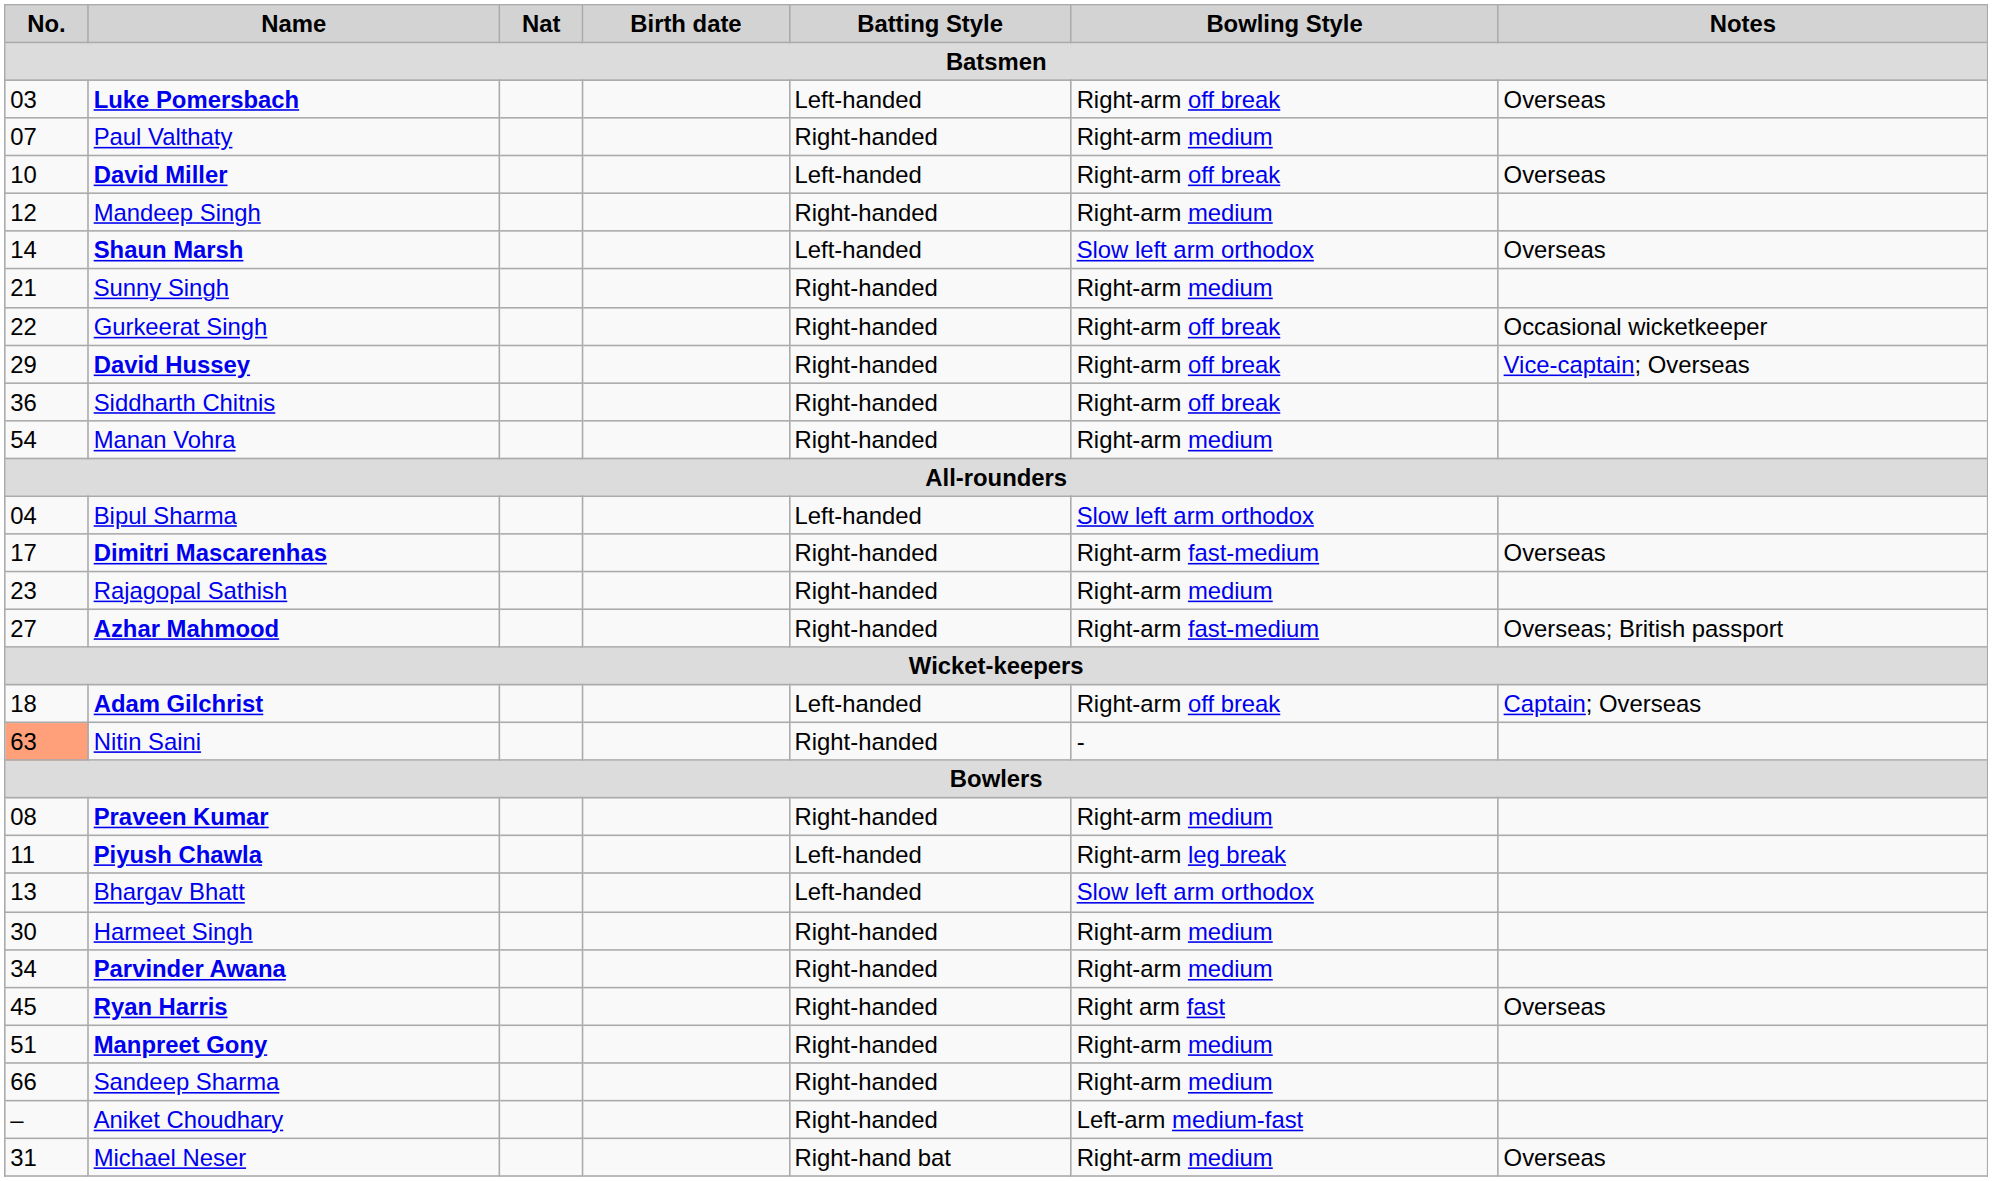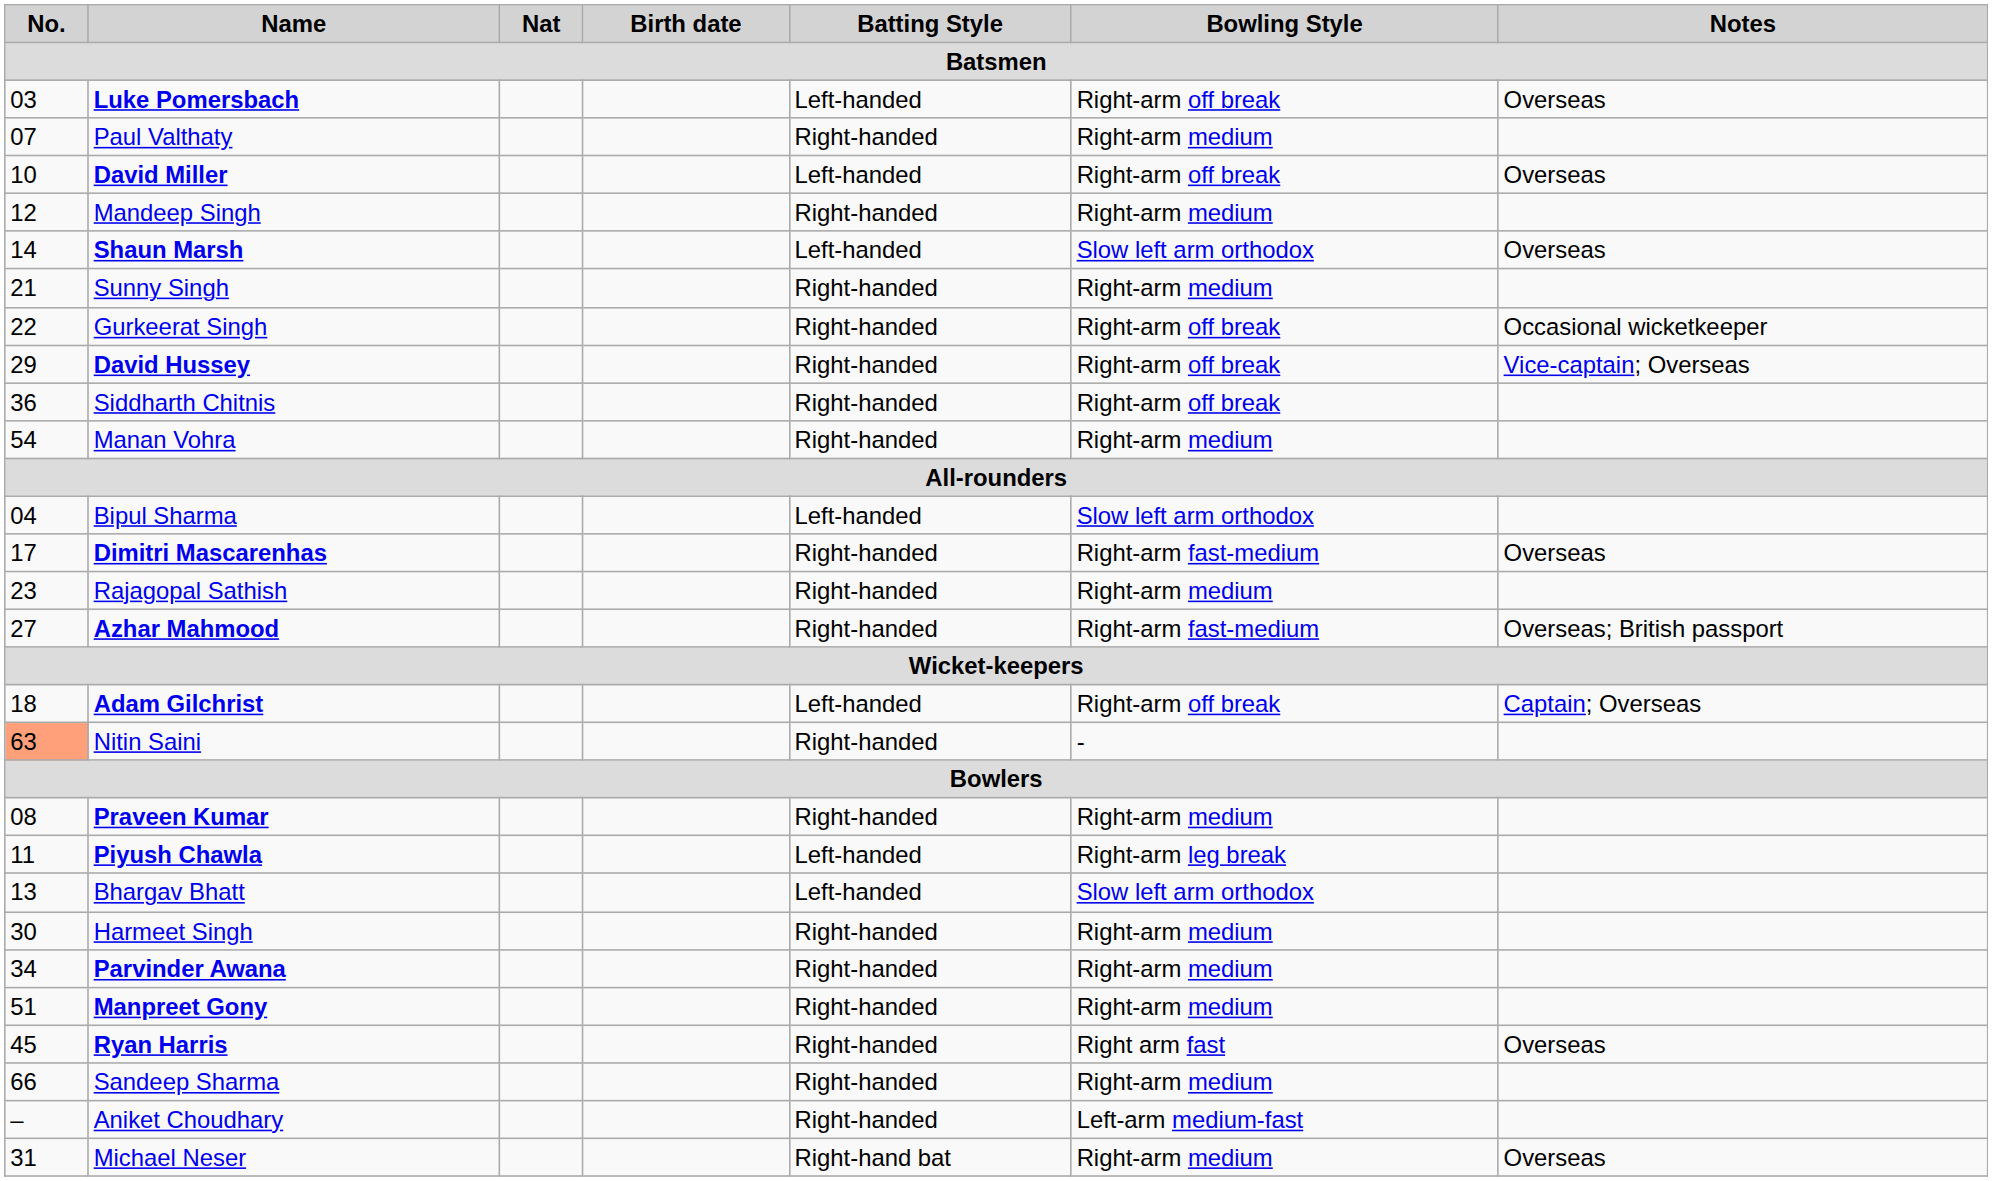rows swapped: (161, 1006) <-> (180, 1044)
